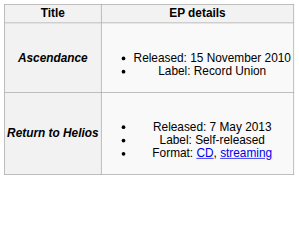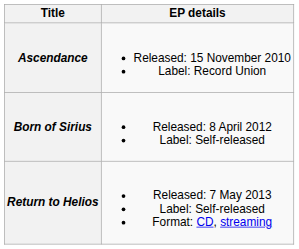+ row: (53, 126)
